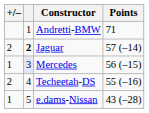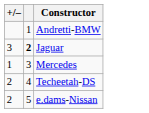- column: (124, 12)
(9, 47) 2 -> (9, 47) 3
(29, 64) lavender background -> (29, 64) no background
(9, 99) 1 -> (9, 99) 2
